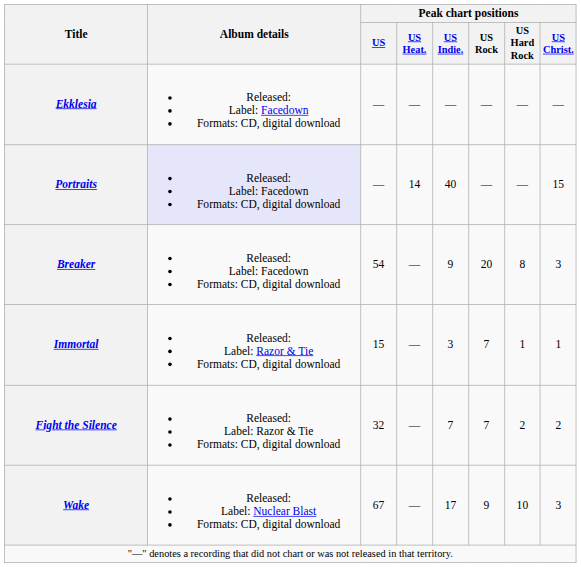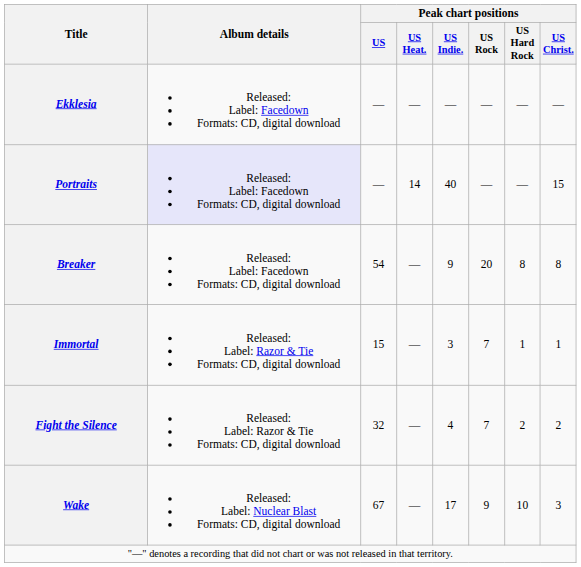(558, 264) 3 -> (558, 264) 8
(450, 425) 7 -> (450, 425) 4
